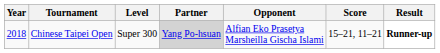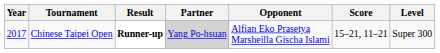columns swapped: (137, 12) <-> (409, 12)
(16, 34) 2018 -> (16, 34) 2017
